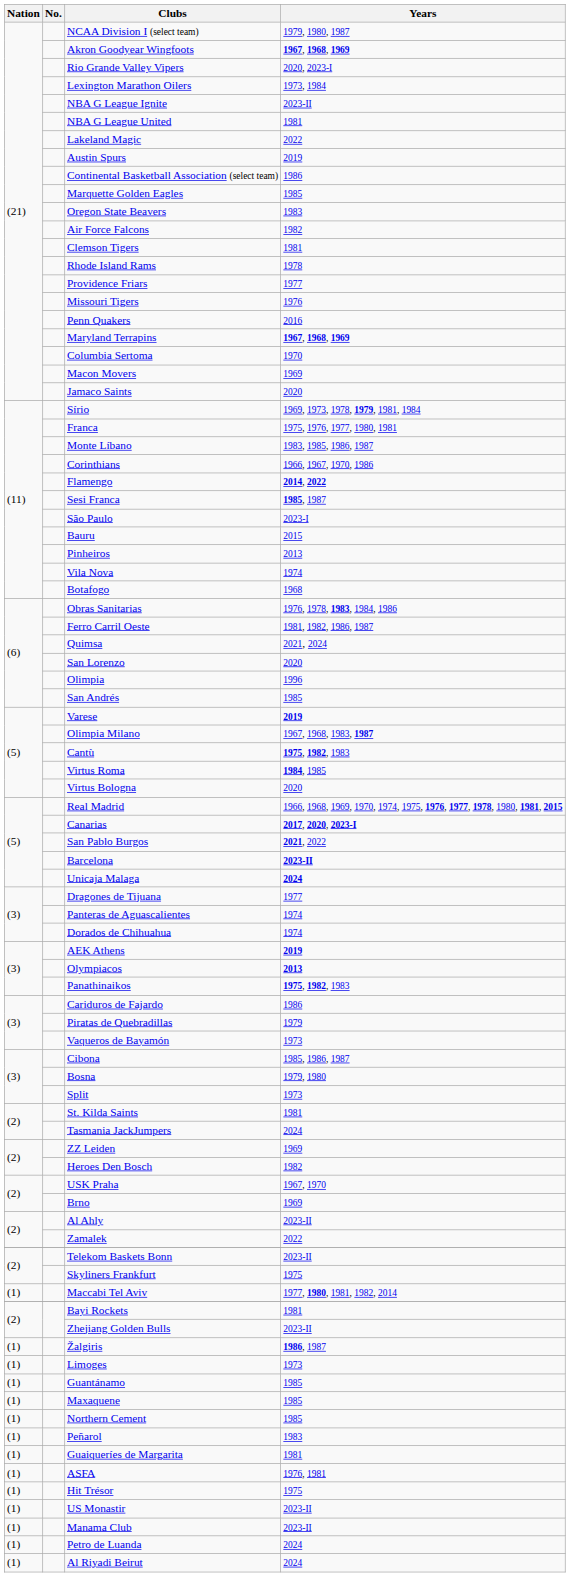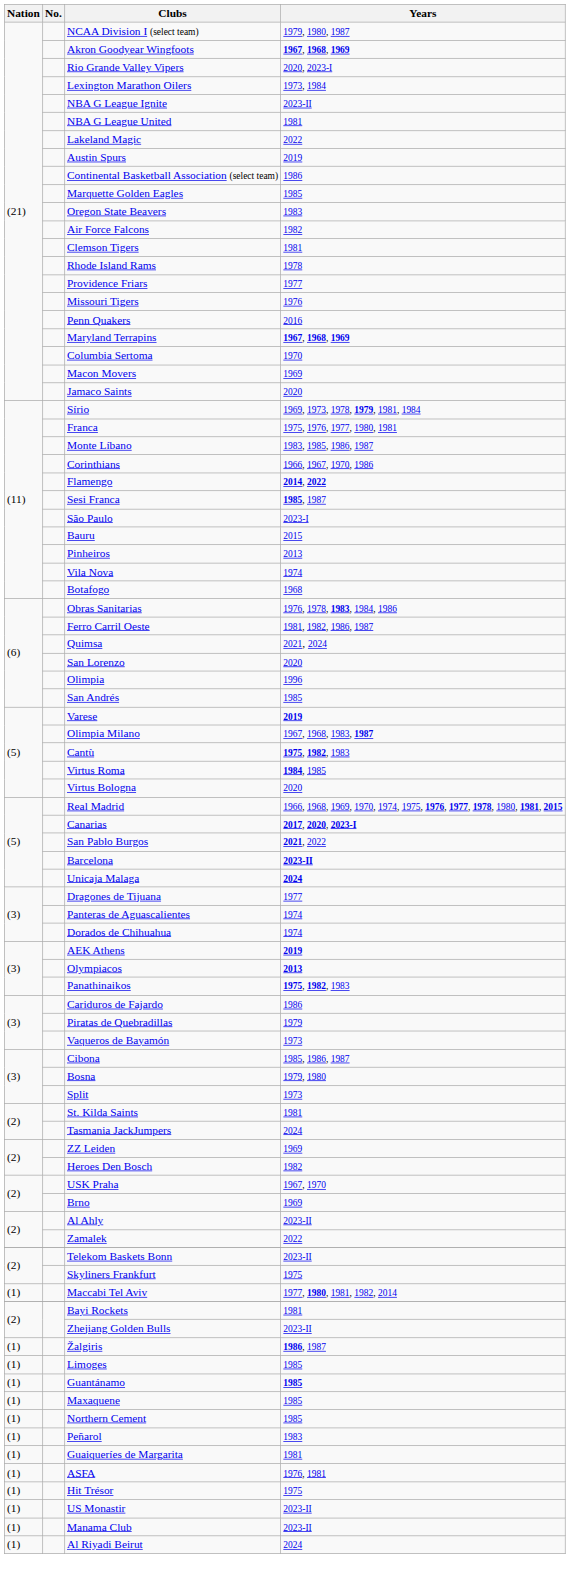(293, 1364) 1973 -> (293, 1364) 1985
(293, 1382) normal -> (293, 1382) bold
- row: (104, 1544)
